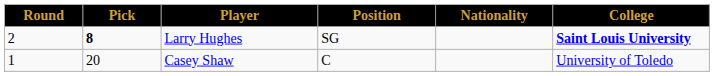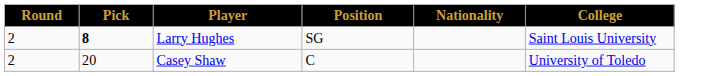(624, 37) bold -> (592, 37) normal
(11, 60) 1 -> (11, 60) 2
